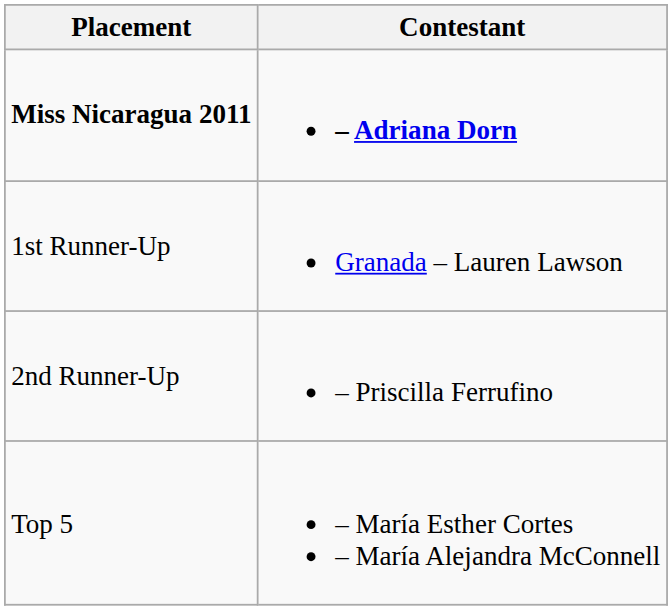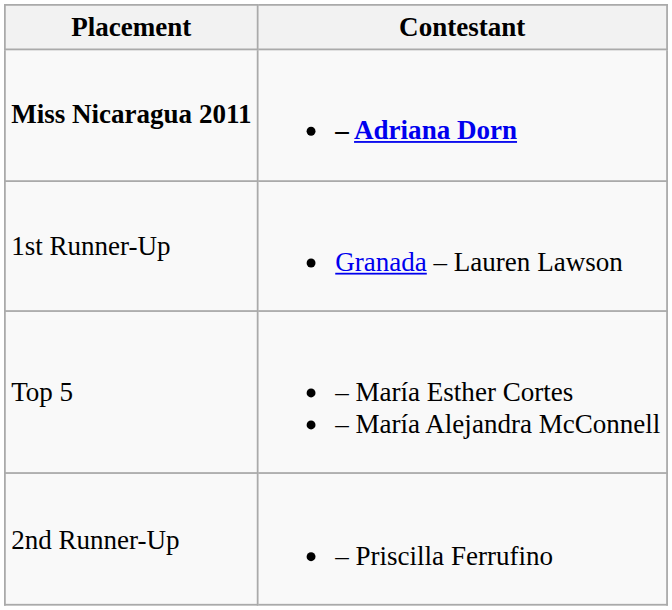rows swapped: (95, 376) <-> (42, 522)
